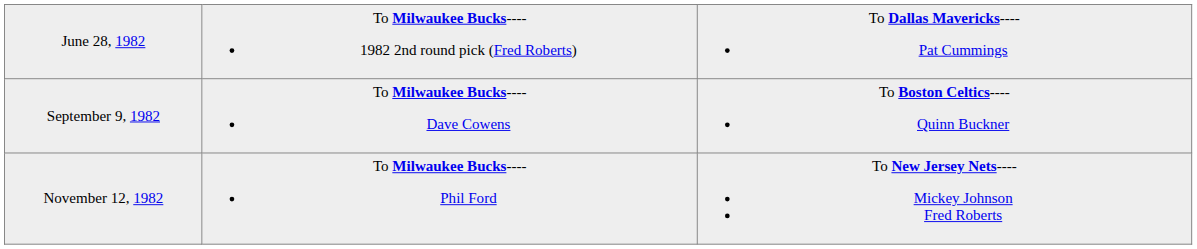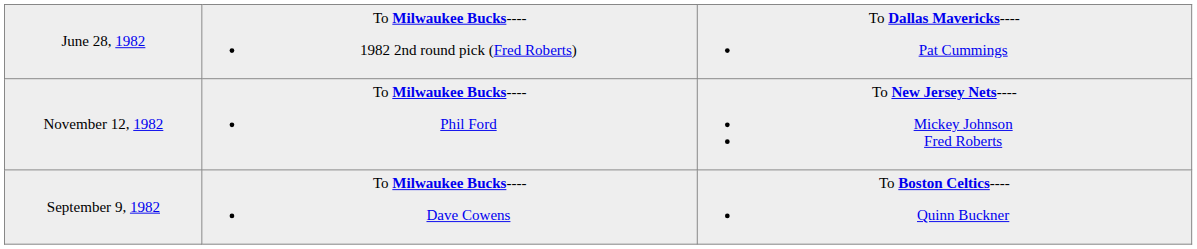rows swapped: (103, 115) <-> (103, 198)
